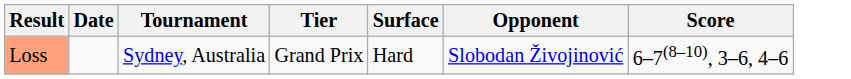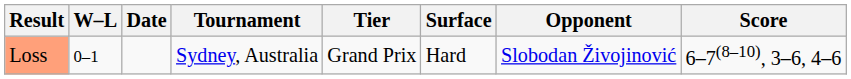+ column: (95, 20)
